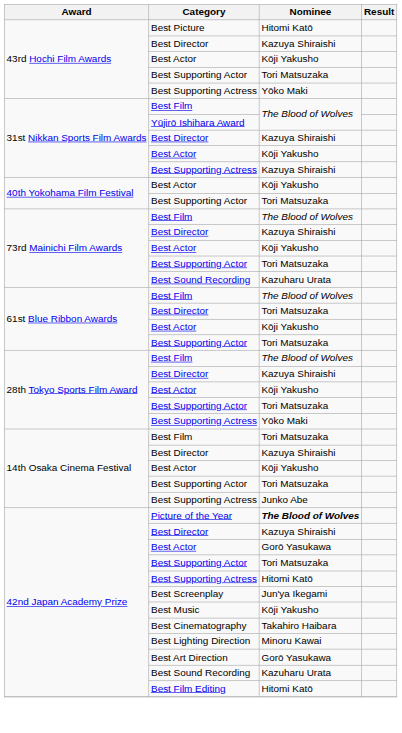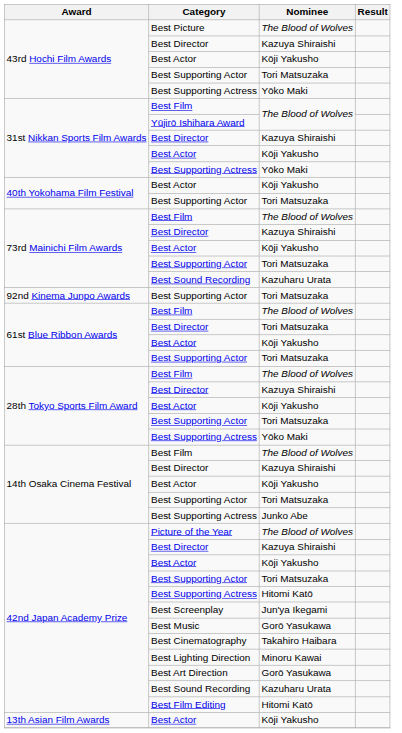(287, 28) Hitomi Katō -> (307, 28) The Blood of Wolves
(298, 169) Kazuya Shiraishi -> (285, 169) Yōko Maki
+ row: (68, 295)
(295, 437) Tori Matsuzaka -> (307, 452) The Blood of Wolves
(310, 515) bold -> (307, 531) normal
(296, 547) Gorō Yasukawa -> (290, 563) Kōji Yakusho
(290, 610) Kōji Yakusho -> (296, 625) Gorō Yasukawa
+ row: (58, 720)
